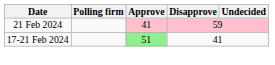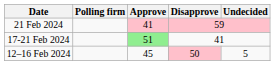+ row: (38, 53)
